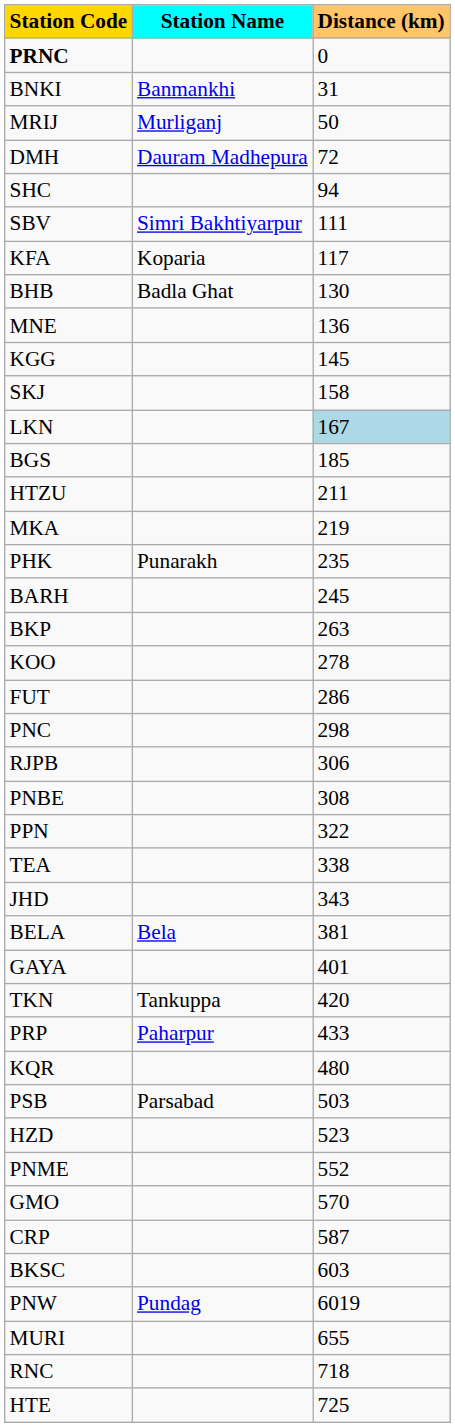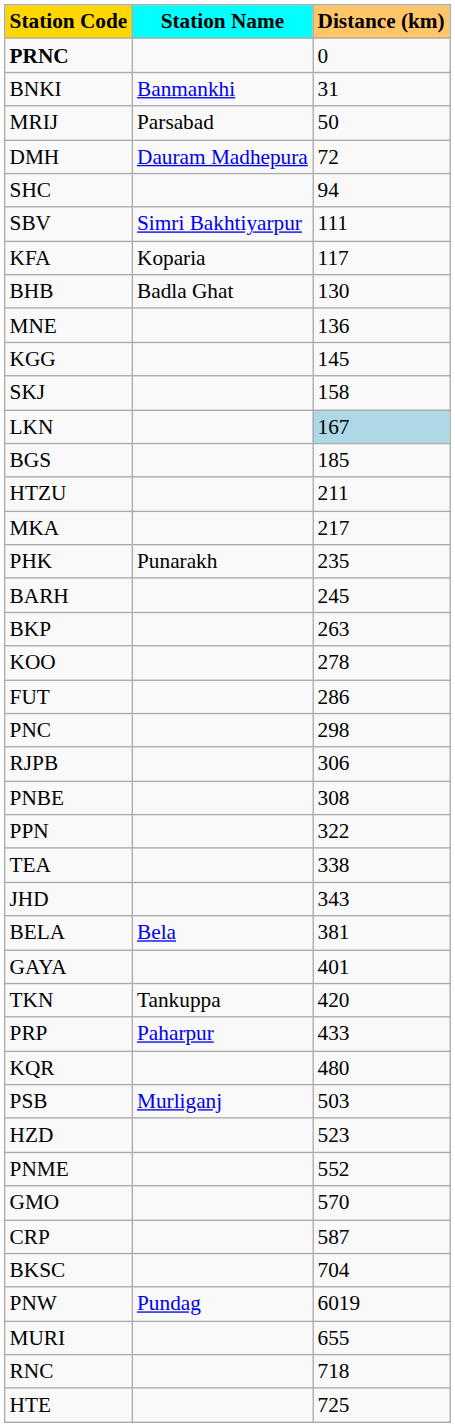(180, 122) Murliganj -> (175, 122) Parsabad
(334, 527) 219 -> (334, 527) 217
(175, 1101) Parsabad -> (180, 1101) Murliganj
(334, 1270) 603 -> (334, 1270) 704
